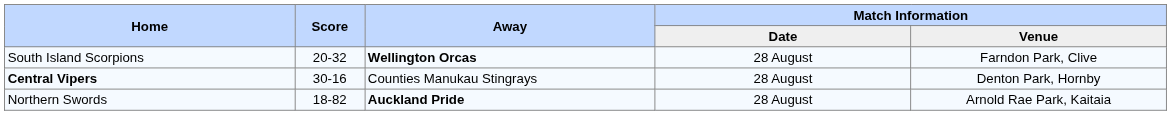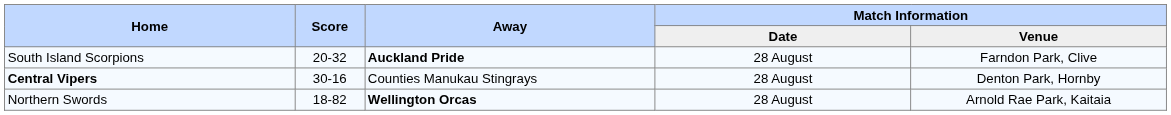(422, 57) Wellington Orcas -> (416, 57) Auckland Pride
(416, 100) Auckland Pride -> (422, 100) Wellington Orcas
